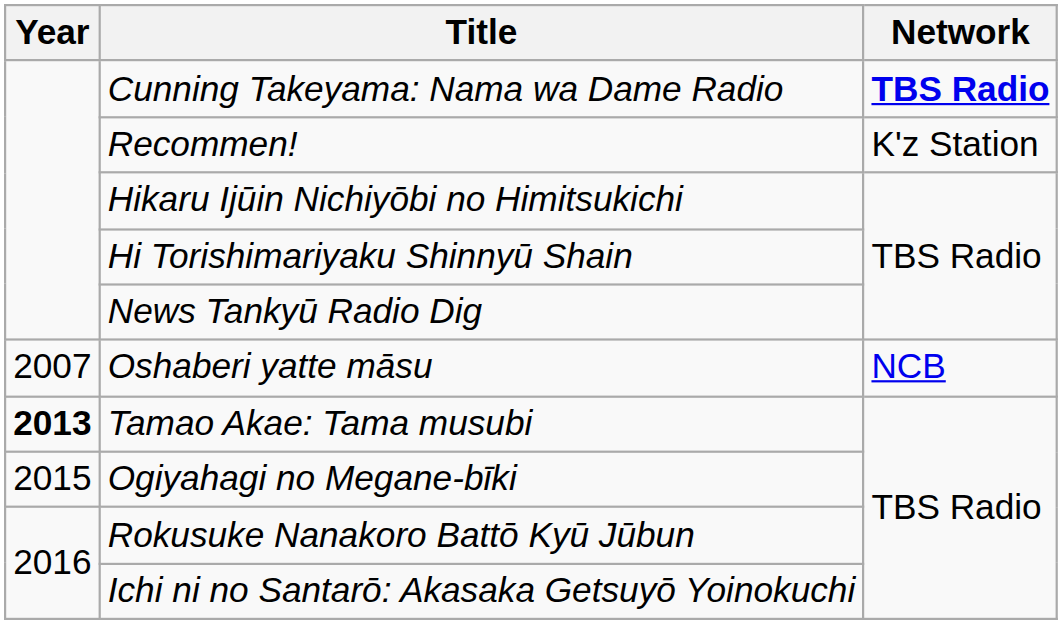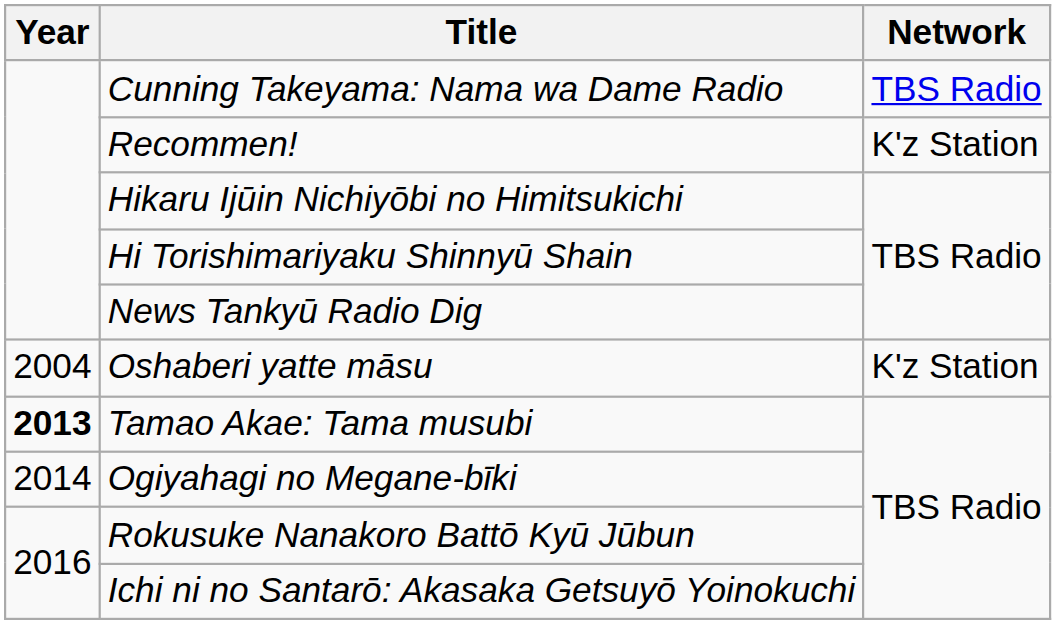(960, 88) bold -> (957, 88) normal
(52, 367) 2007 -> (52, 367) 2004
(909, 367) NCB -> (955, 367) K'z Station
(52, 479) 2015 -> (52, 479) 2014
